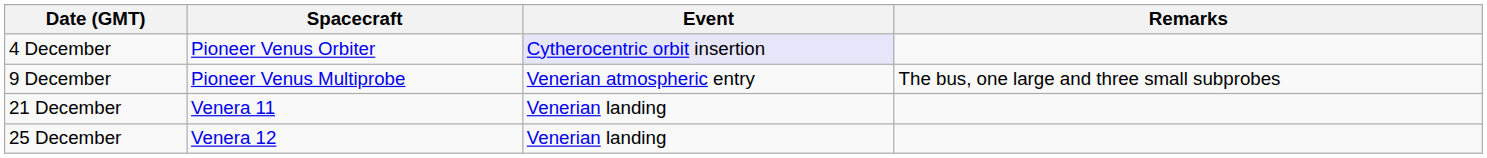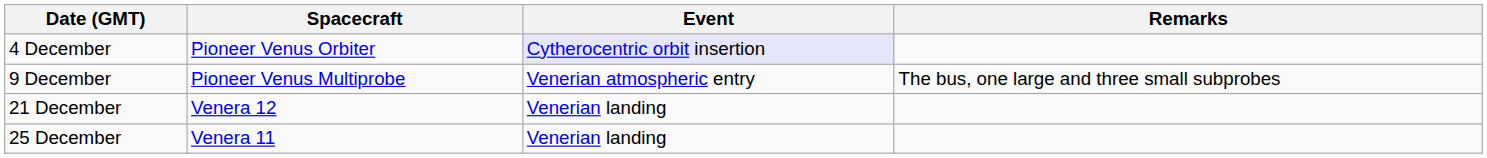(233, 108) Venera 11 -> (234, 108) Venera 12
(234, 138) Venera 12 -> (233, 138) Venera 11
